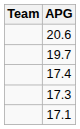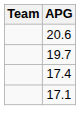- row: (59, 94)
